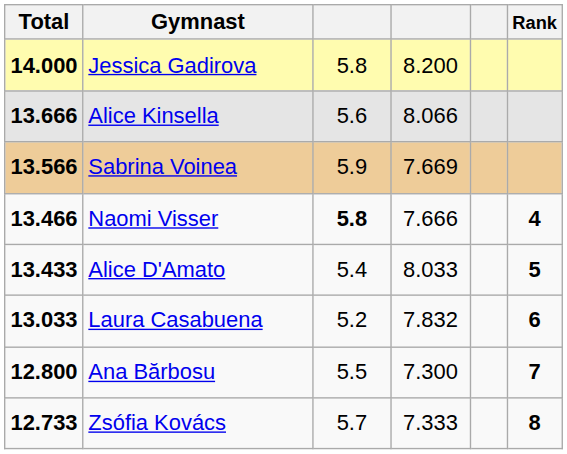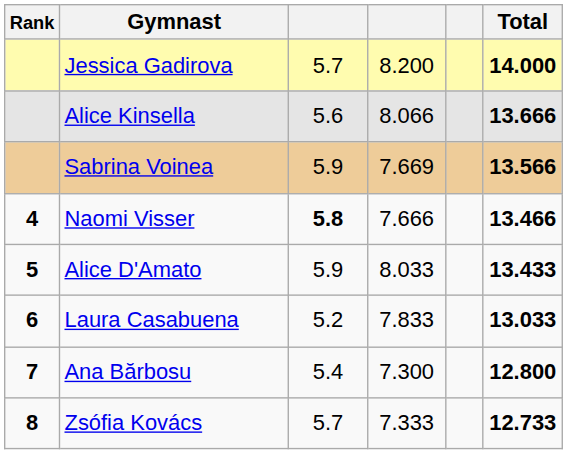columns swapped: (535, 23) <-> (44, 21)
(352, 64) 5.8 -> (328, 64) 5.7
(352, 269) 5.4 -> (328, 269) 5.9
(430, 320) 7.832 -> (407, 320) 7.833
(352, 372) 5.5 -> (328, 372) 5.4
